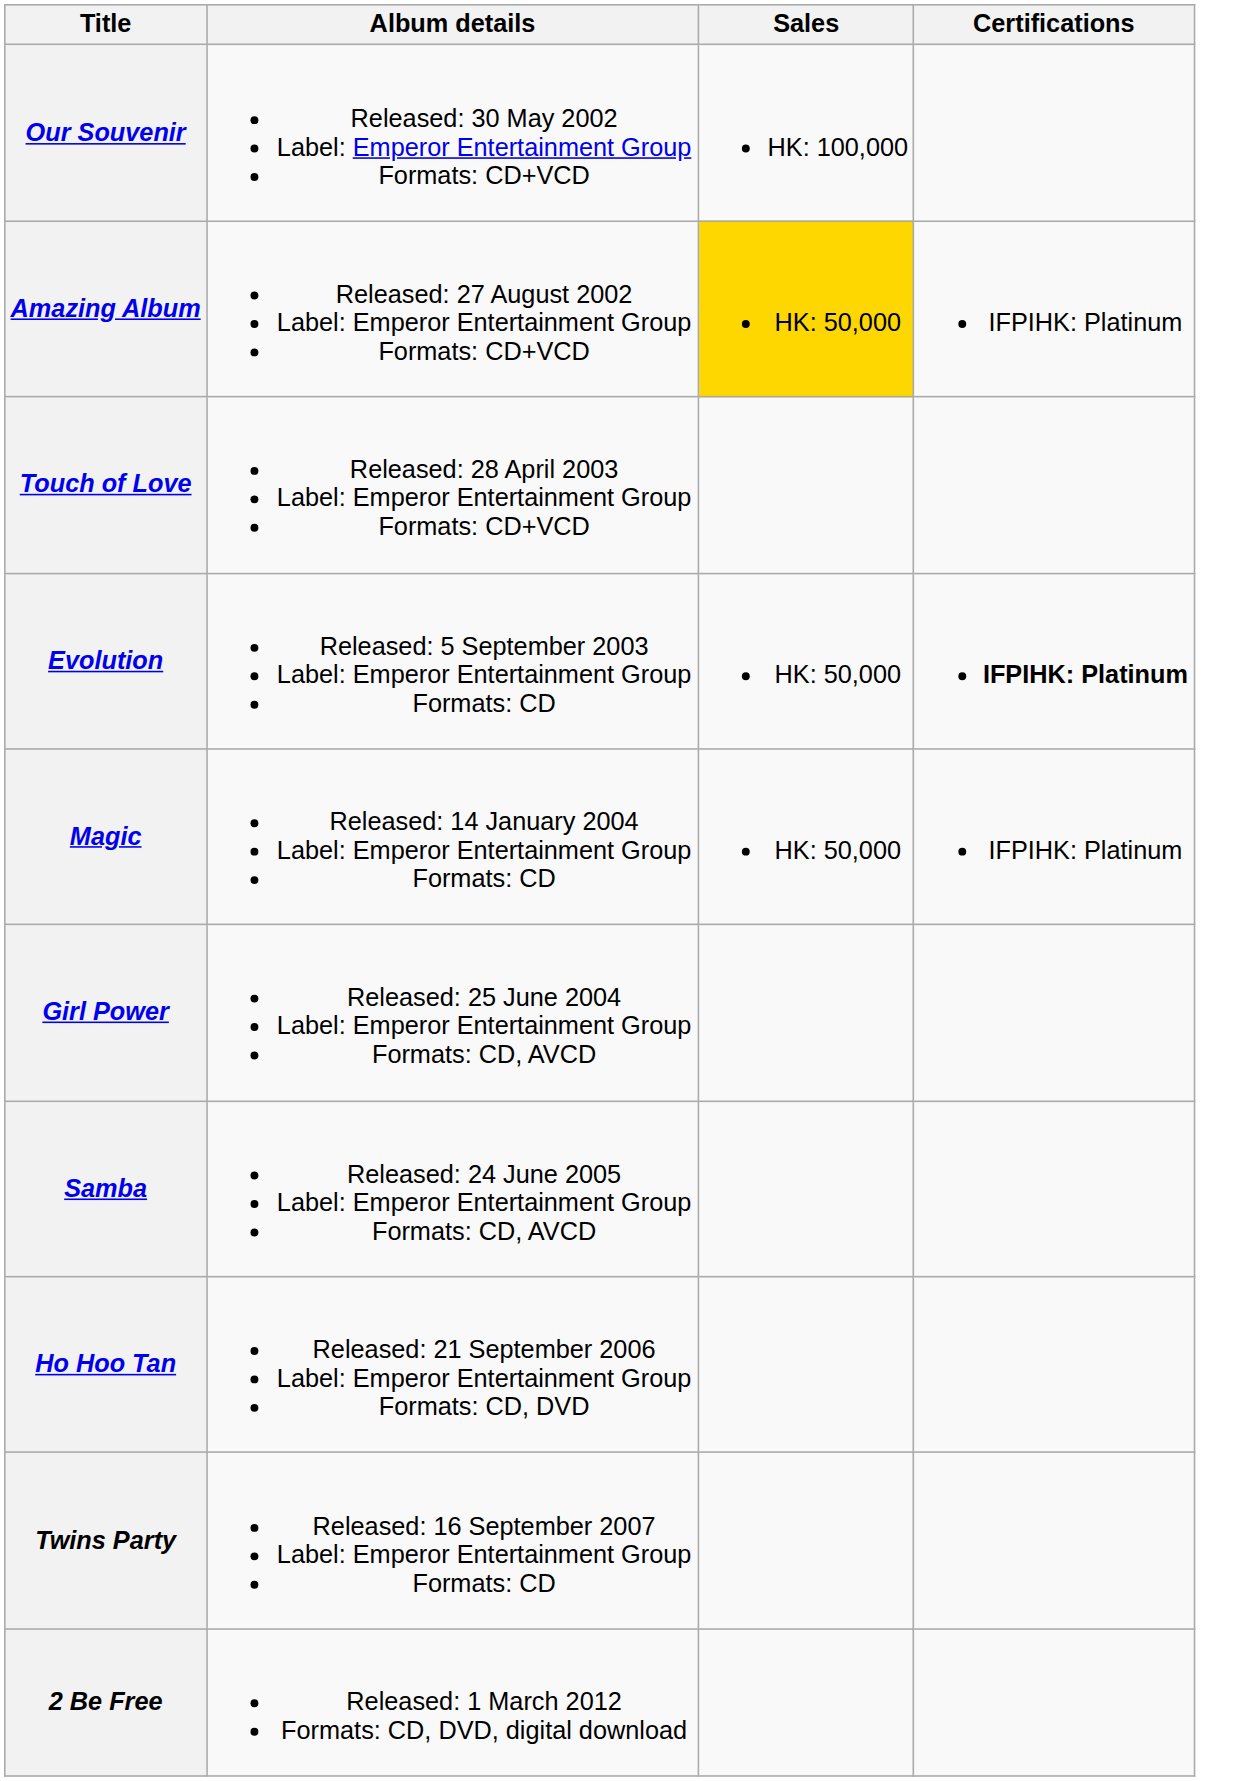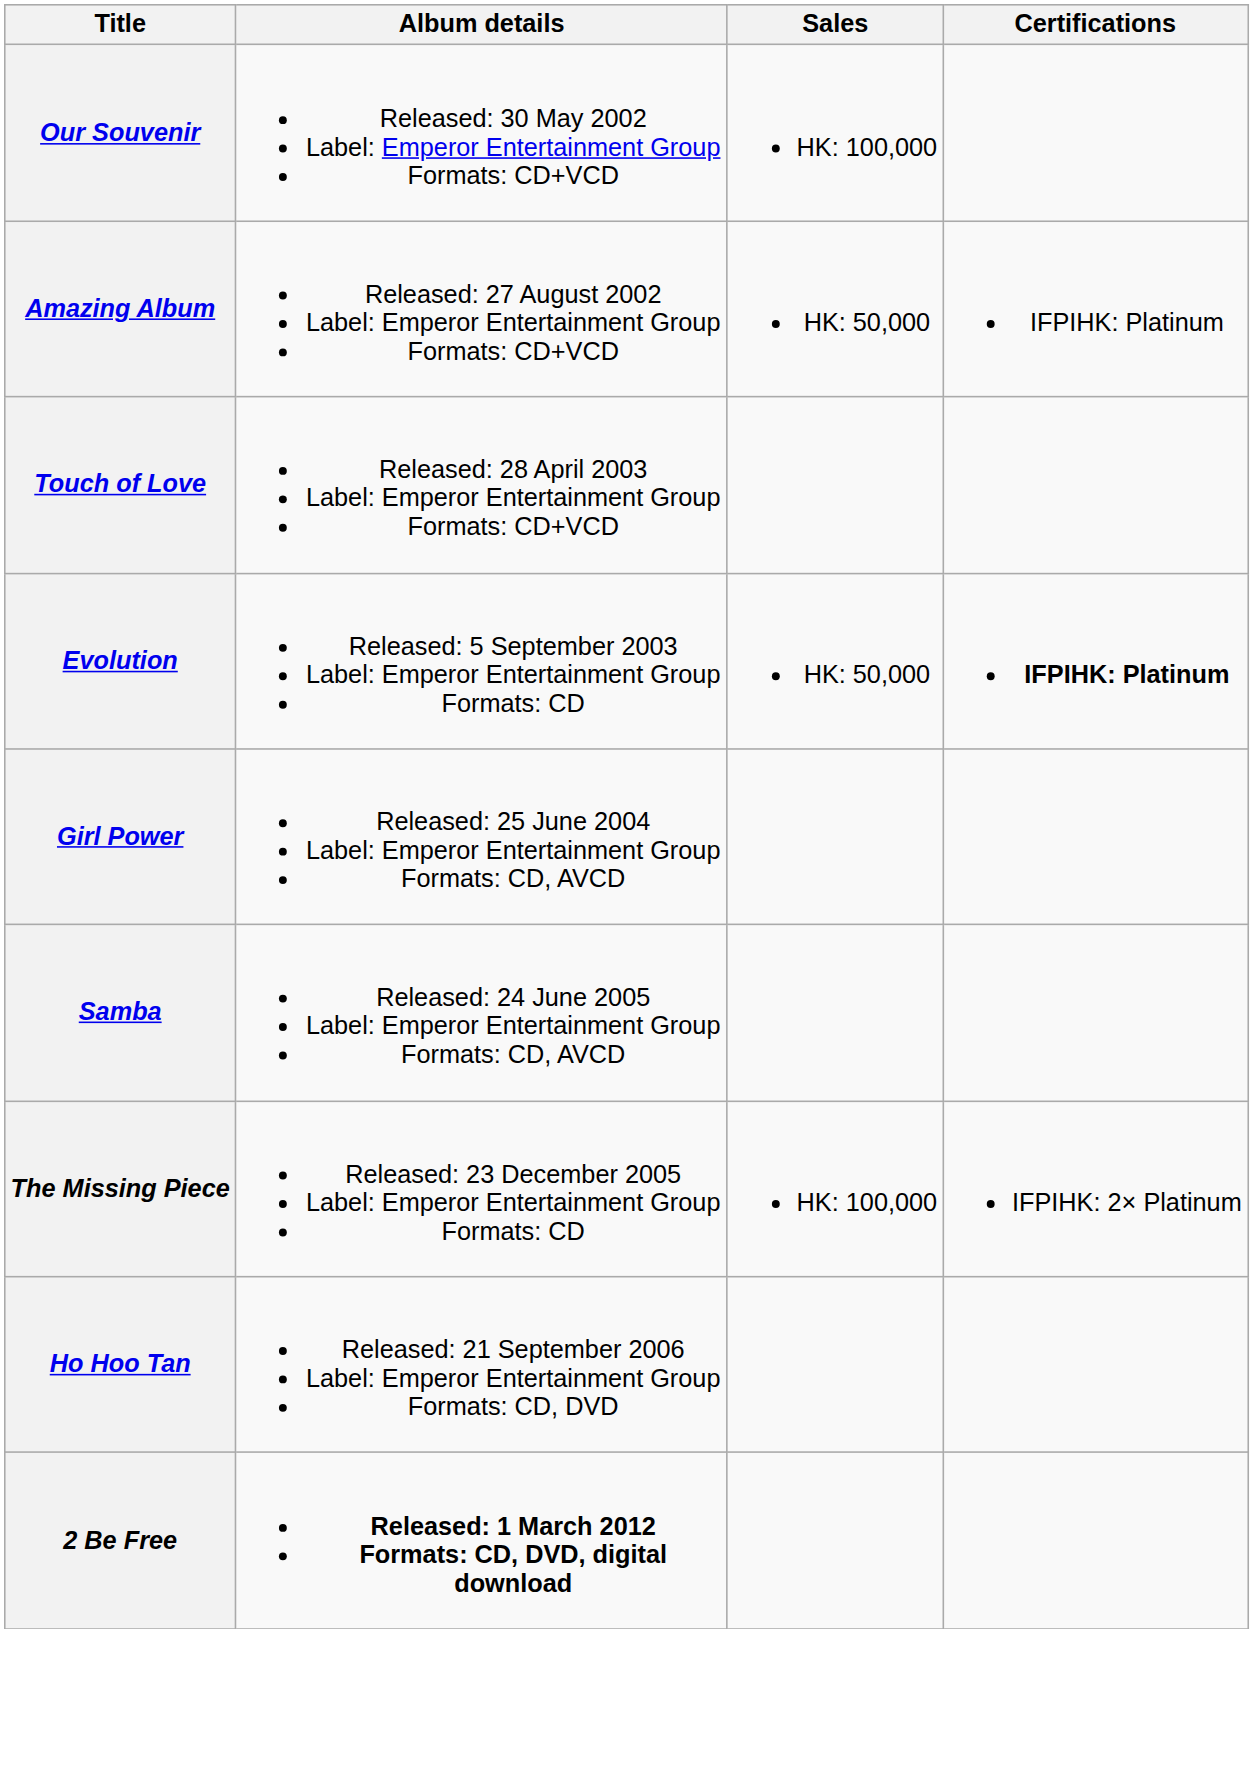(806, 323) gold background -> (835, 323) no background
- row: (106, 836)
+ row: (120, 1188)
- row: (106, 1540)
(452, 1717) normal -> (482, 1555) bold
